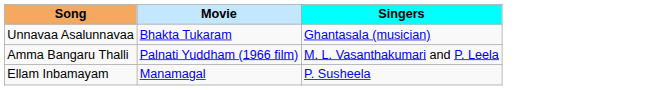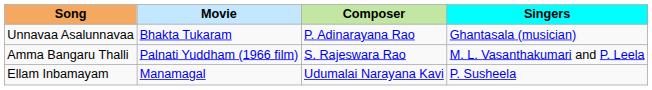+ column: (374, 14)
